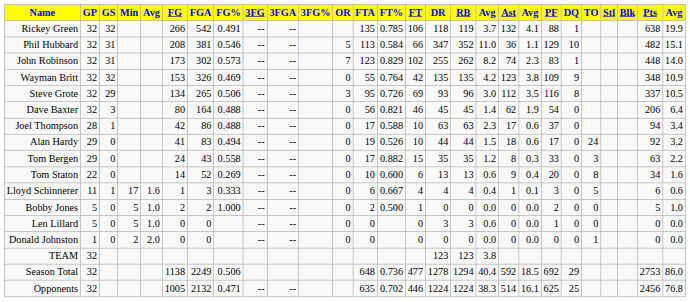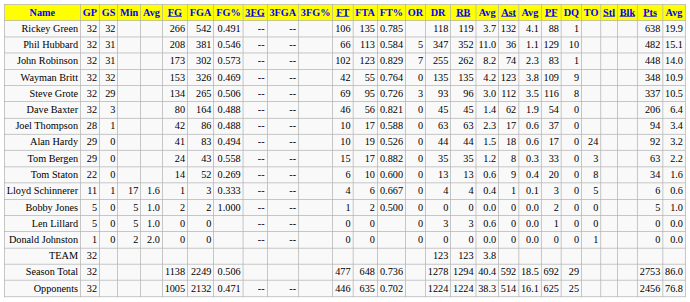columns swapped: (415, 12) <-> (343, 12)
